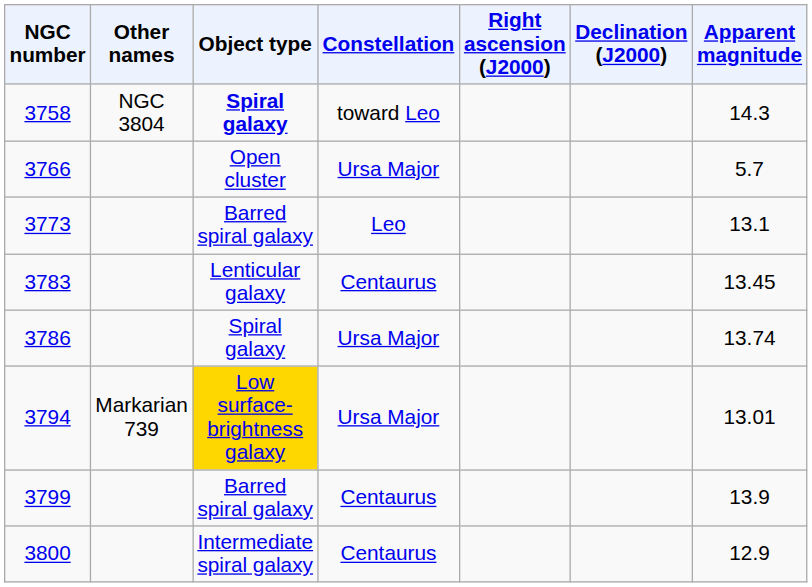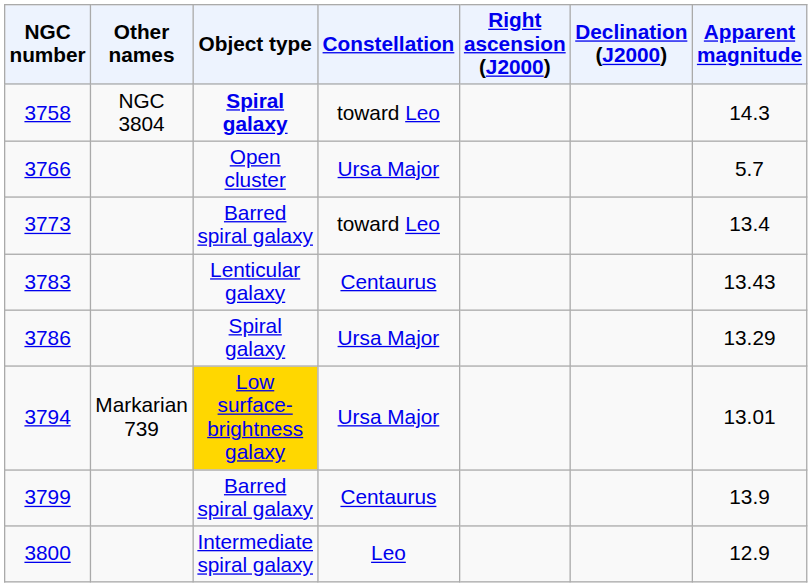(388, 225) Leo -> (388, 225) toward Leo
(749, 225) 13.1 -> (749, 225) 13.4
(749, 281) 13.45 -> (749, 281) 13.43
(749, 338) 13.74 -> (749, 338) 13.29
(388, 553) Centaurus -> (388, 553) Leo
